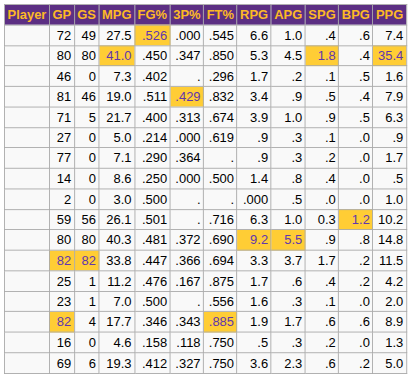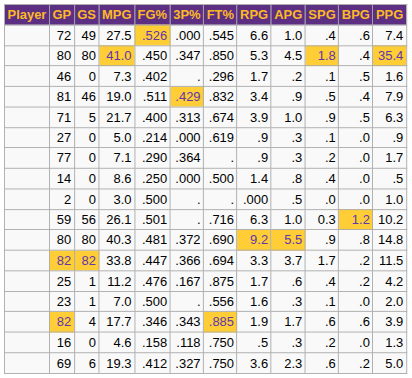(394, 322) 8.9 -> (394, 322) 3.9
